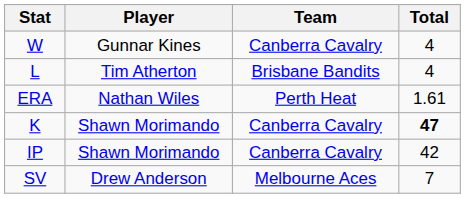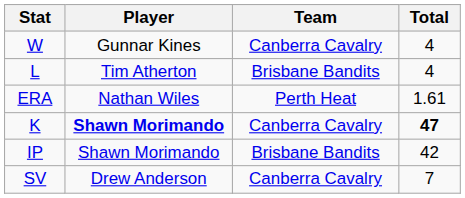(149, 125) normal -> (149, 125) bold
(316, 152) Canberra Cavalry -> (316, 152) Brisbane Bandits
(316, 179) Melbourne Aces -> (316, 179) Canberra Cavalry
